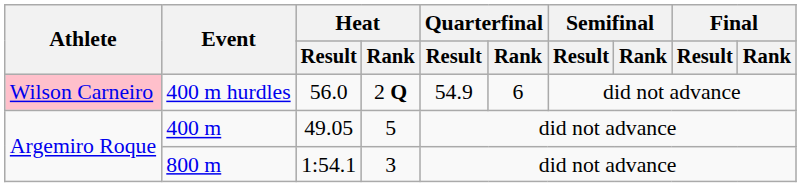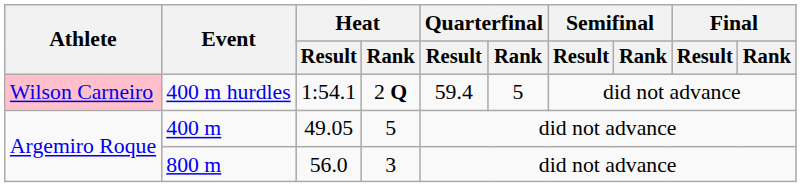(329, 92) 56.0 -> (329, 92) 1:54.1
(454, 92) 54.9 -> (454, 92) 59.4
(518, 92) 6 -> (518, 92) 5
(329, 164) 1:54.1 -> (329, 164) 56.0
